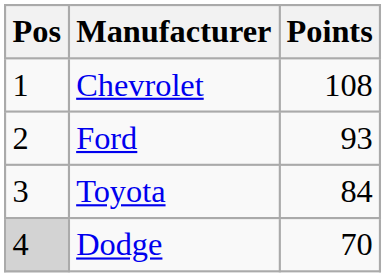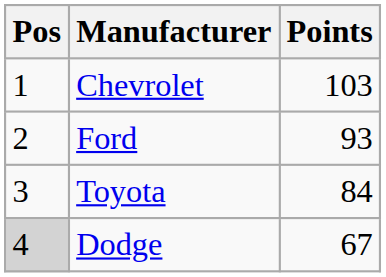(348, 84) 108 -> (348, 84) 103
(357, 244) 70 -> (357, 244) 67
